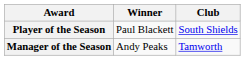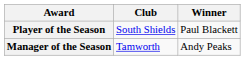columns swapped: (145, 13) <-> (208, 13)
